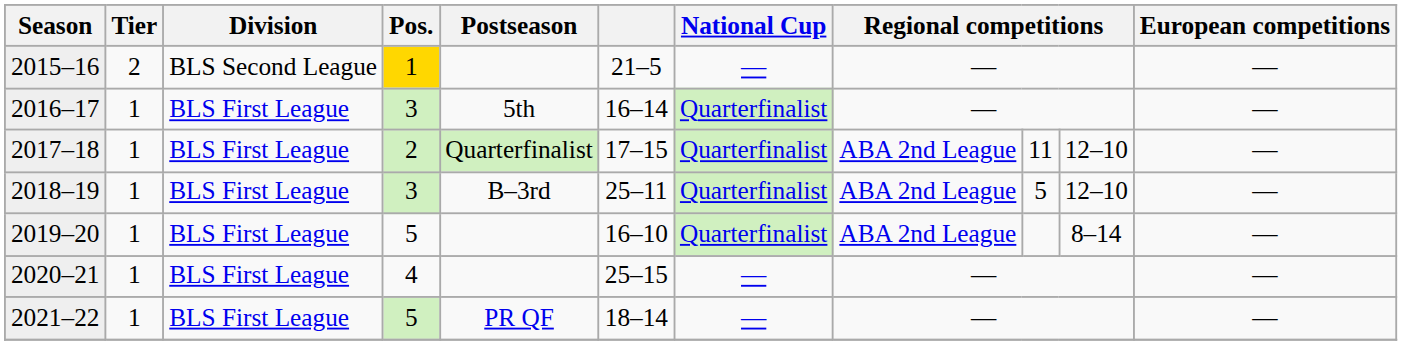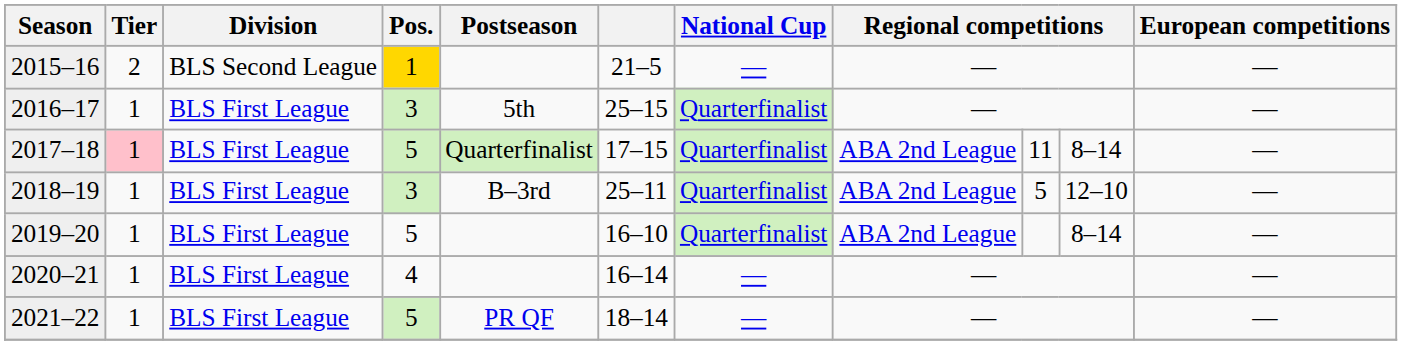(636, 108) 16–14 -> (636, 108) 25–15
(134, 150) no background -> (134, 150) pink background
(411, 150) 2 -> (411, 150) 5
(1096, 150) 12–10 -> (1096, 150) 8–14
(636, 275) 25–15 -> (636, 275) 16–14
